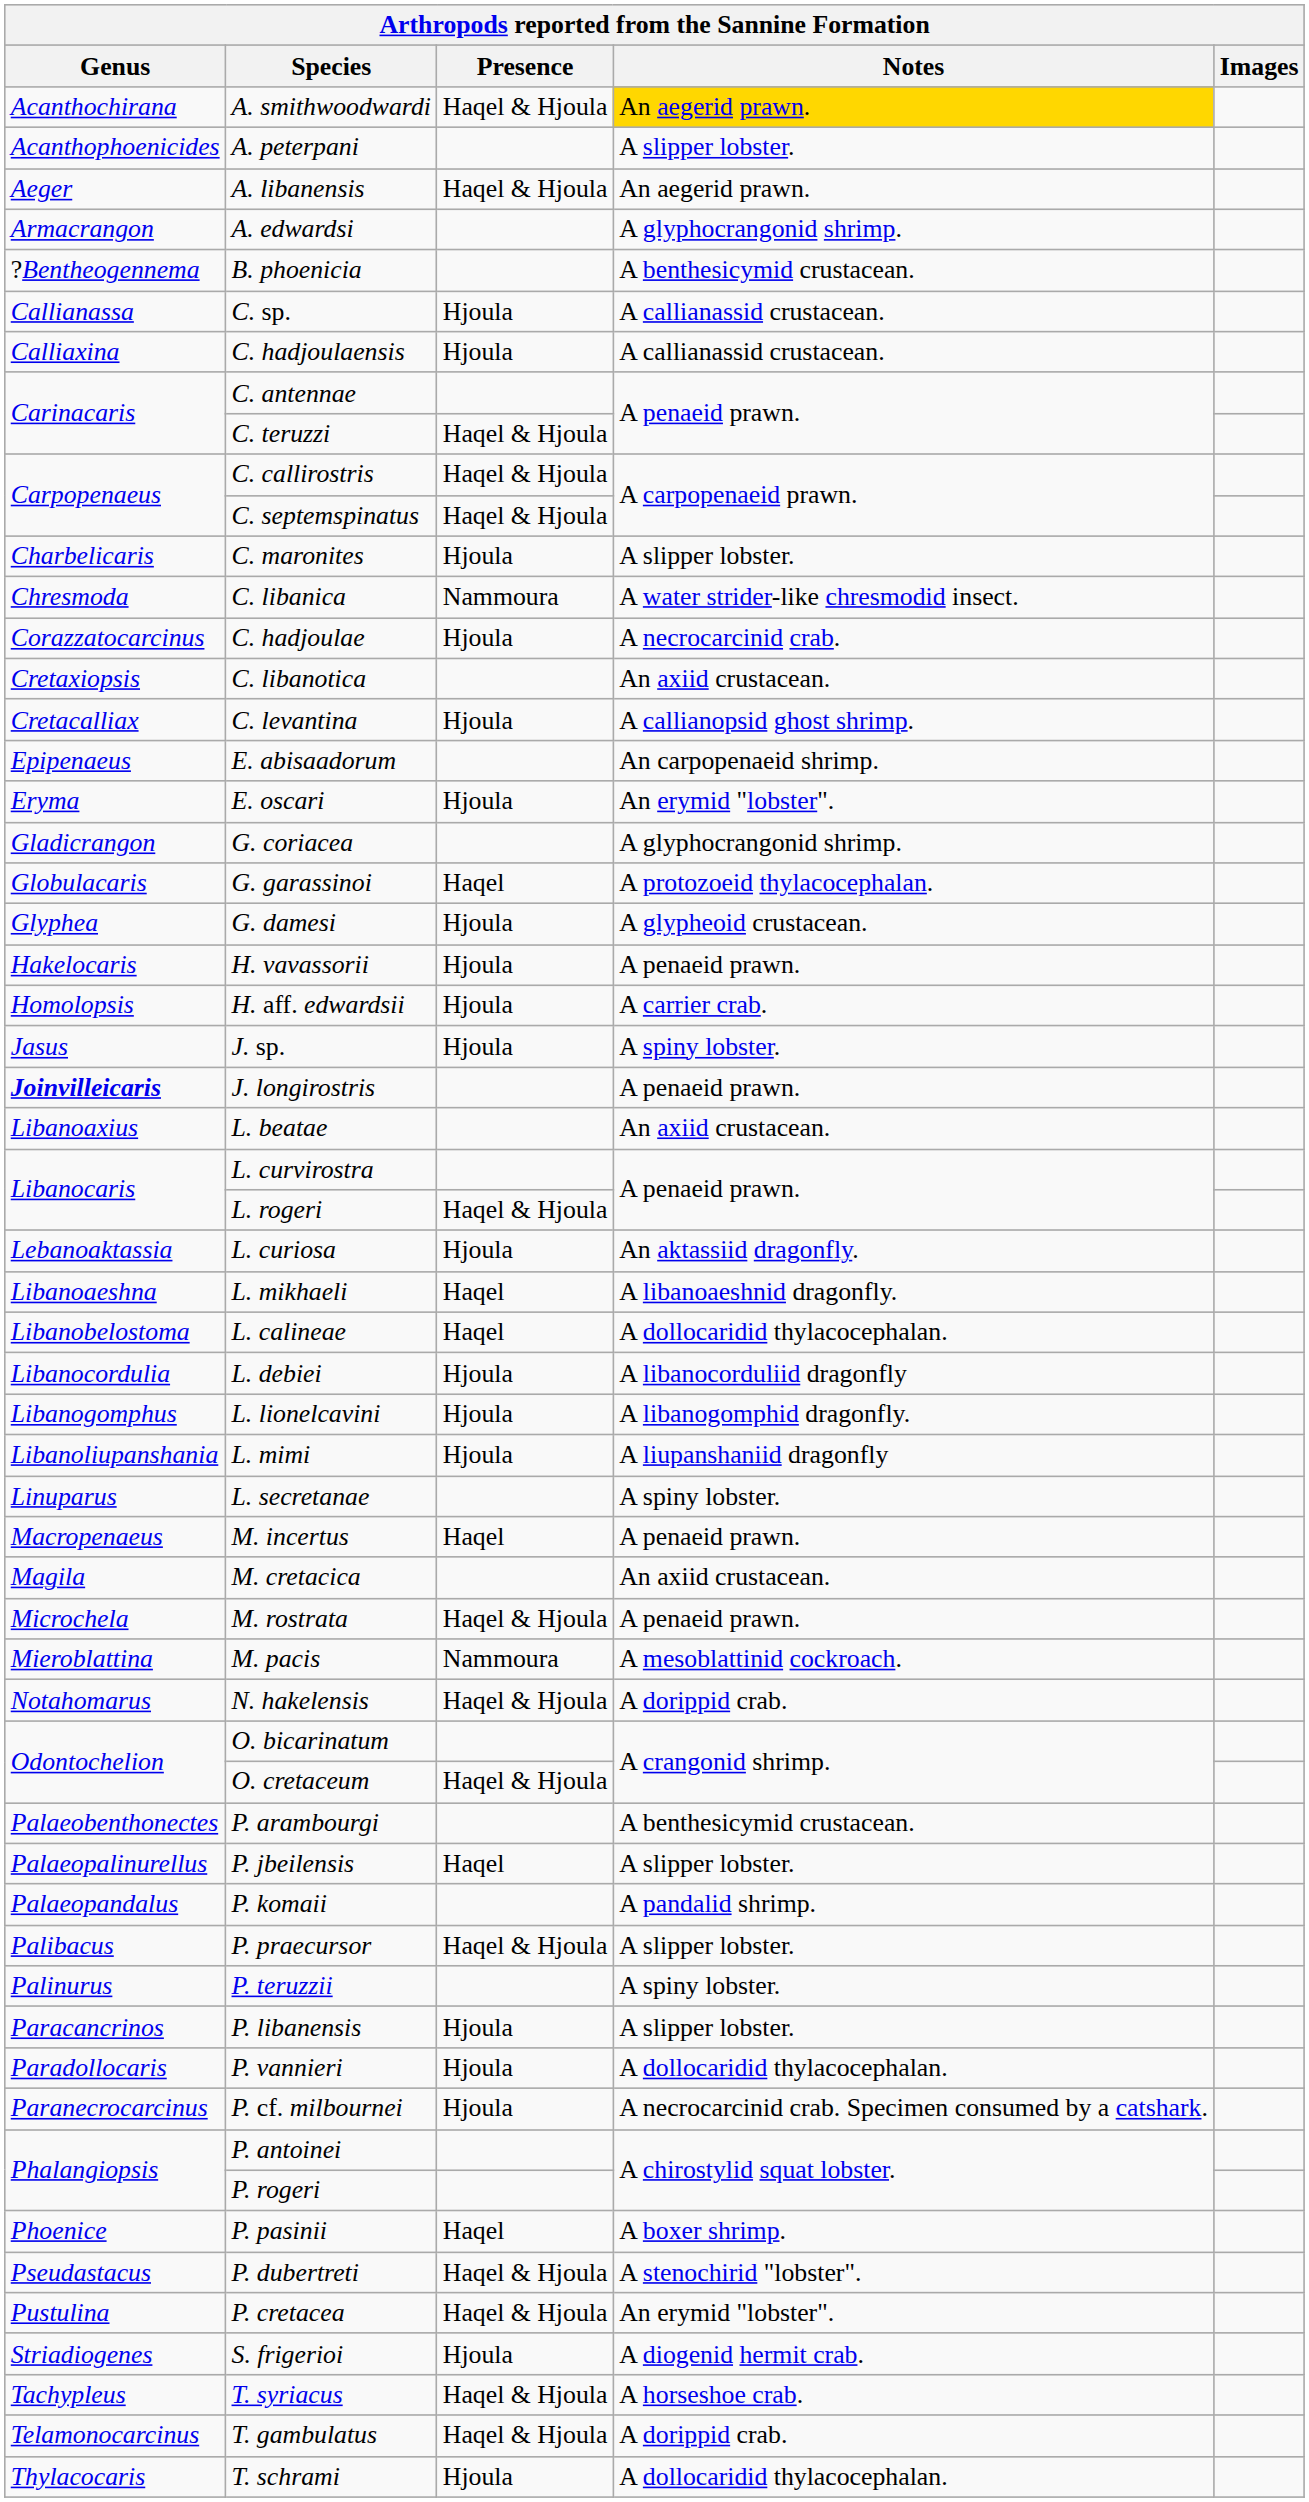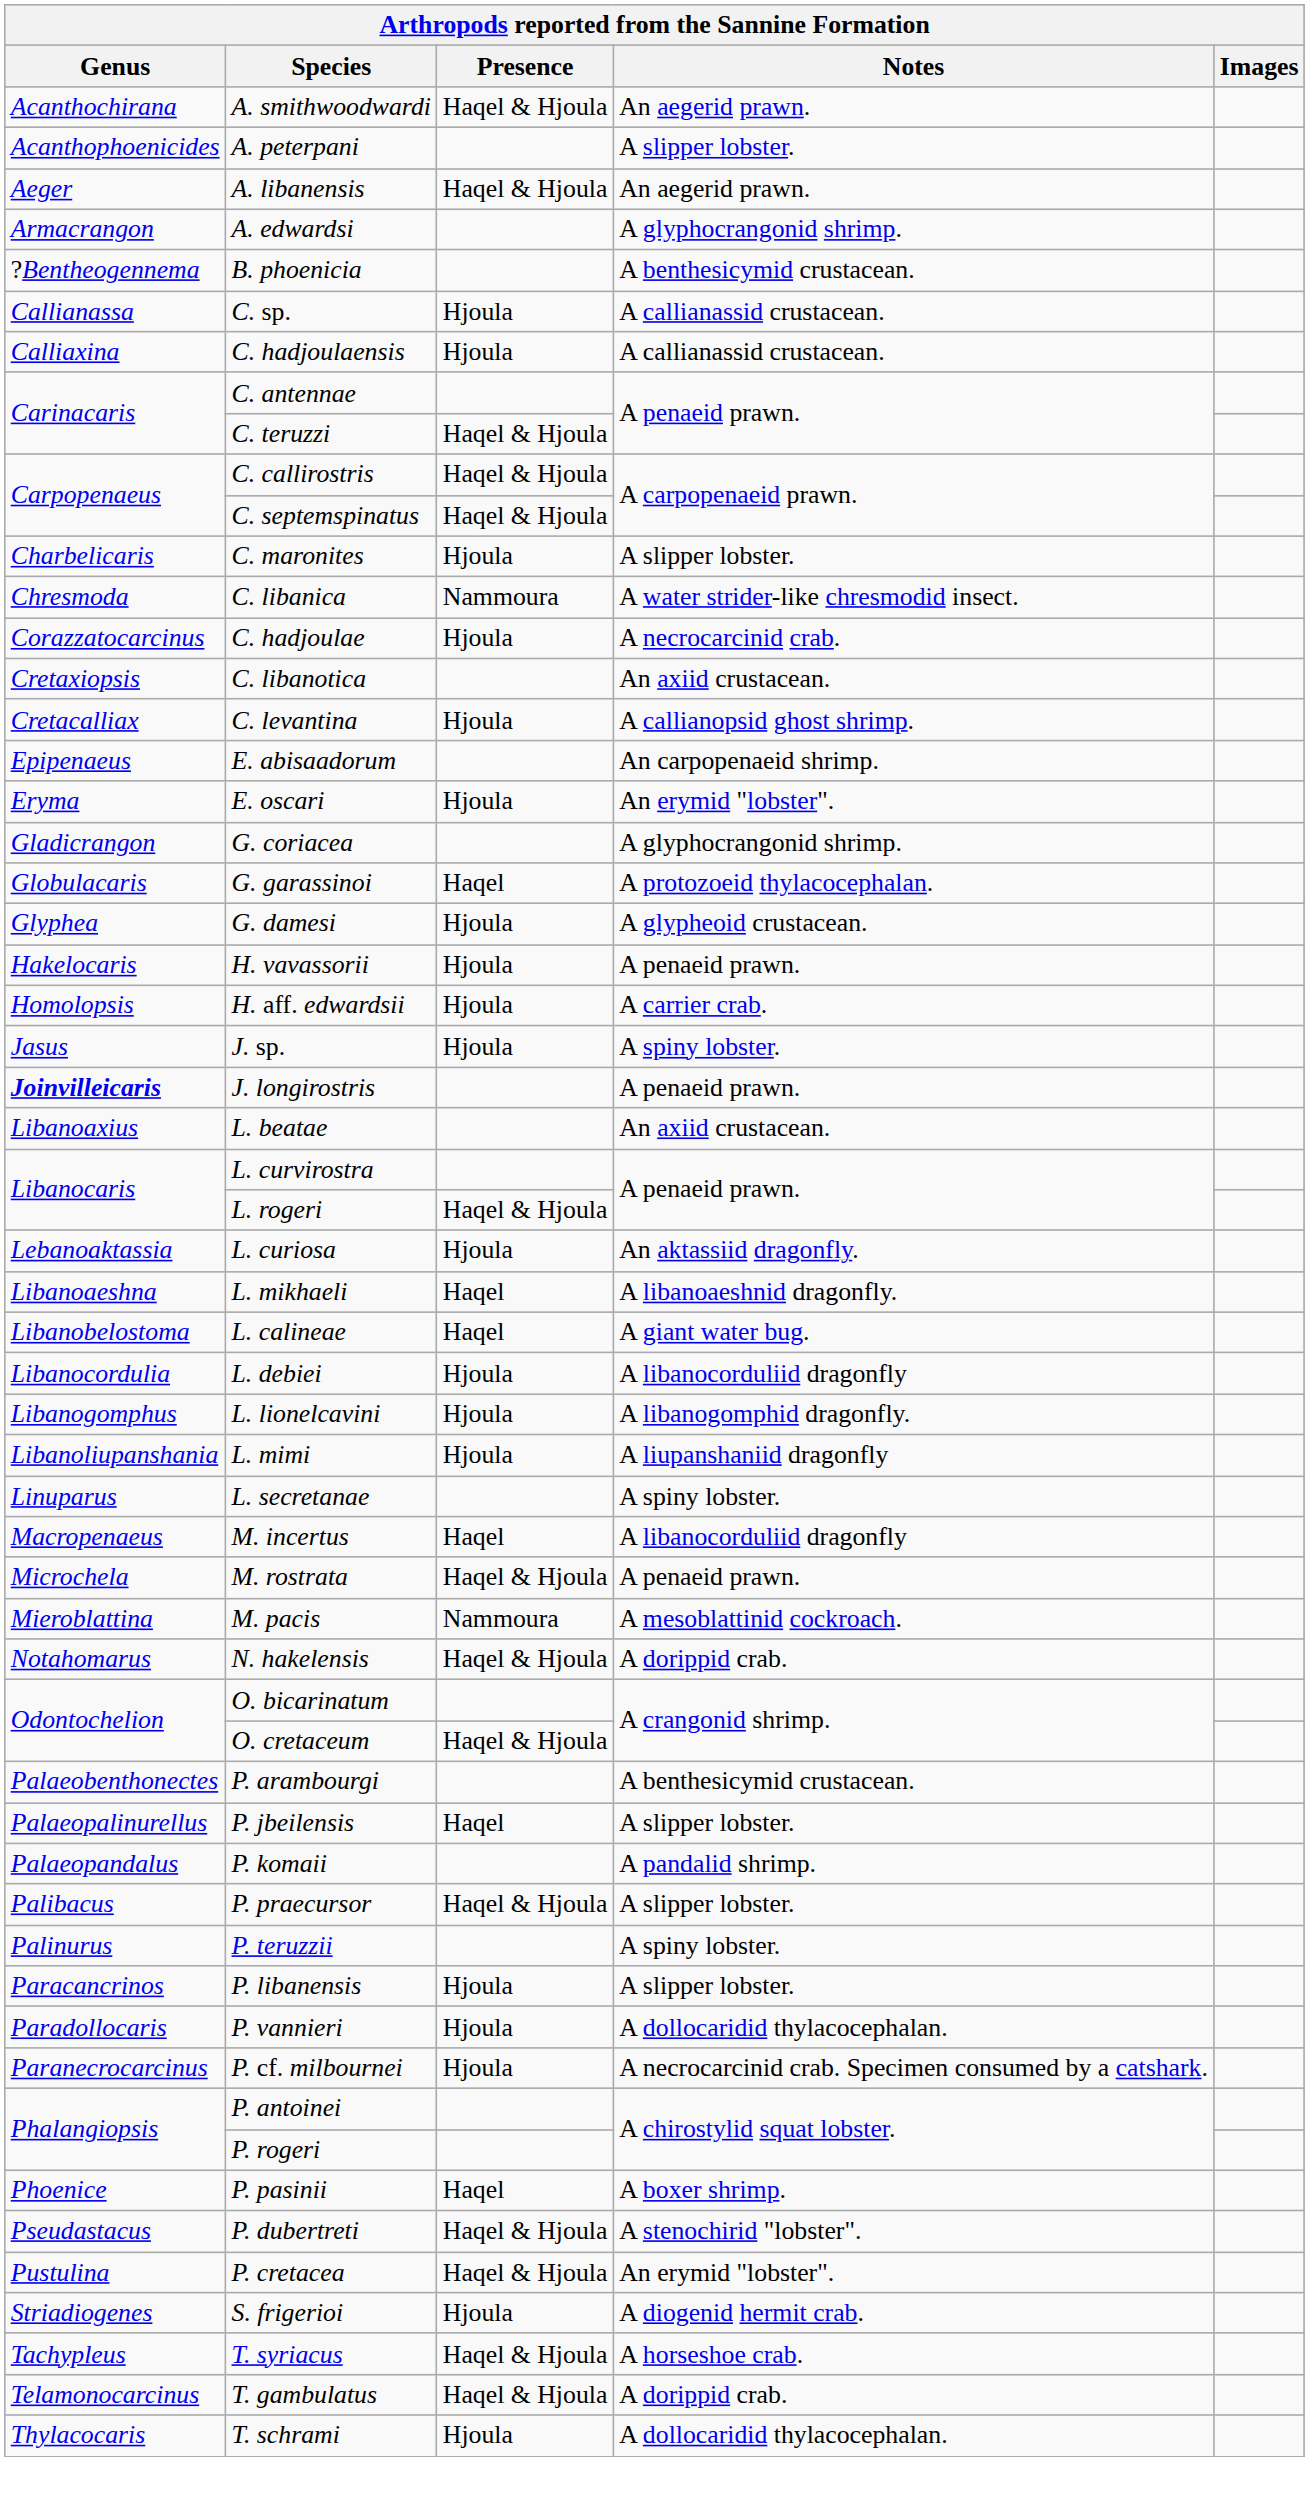(715, 106) gold background -> (715, 106) no background
(783, 1332) A dollocaridid thylacocephalan. -> (714, 1332) A giant water bug.
(710, 1536) A penaeid prawn. -> (763, 1536) A libanocorduliid dragonfly
- row: (296, 1577)
